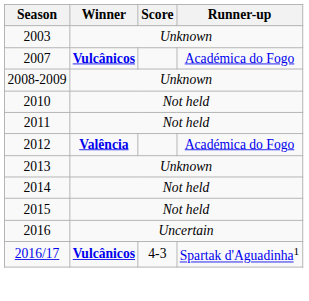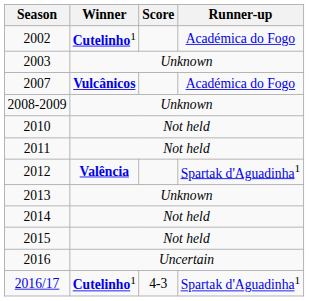+ row: (37, 38)
(240, 144) Académica do Fogo -> (240, 171) Spartak d'Aguadinha1
(104, 254) Vulcânicos -> (104, 283) Cutelinho1
